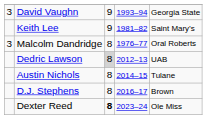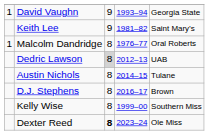(9, 12) 3 -> (9, 12) 1
(9, 43) 3 -> (9, 43) 1
+ row: (40, 106)
